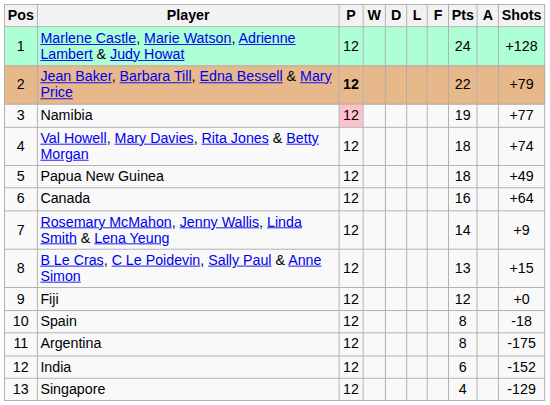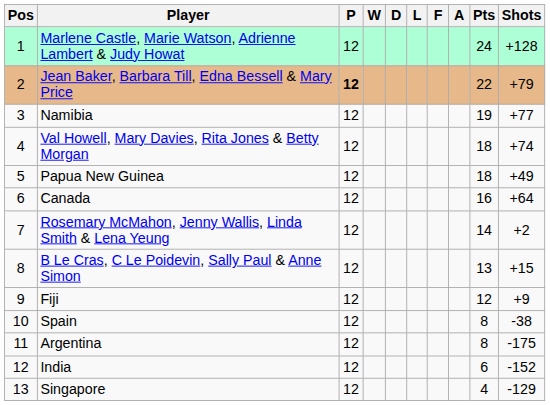columns swapped: (488, 15) <-> (463, 15)
(351, 115) pink background -> (351, 115) no background
(522, 229) +9 -> (522, 229) +2
(522, 299) +0 -> (522, 299) +9
(522, 321) -18 -> (522, 321) -38
